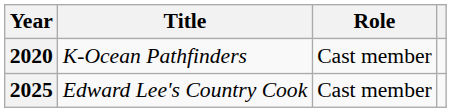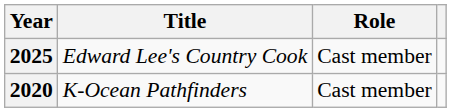rows swapped: (31, 55) <-> (31, 90)
